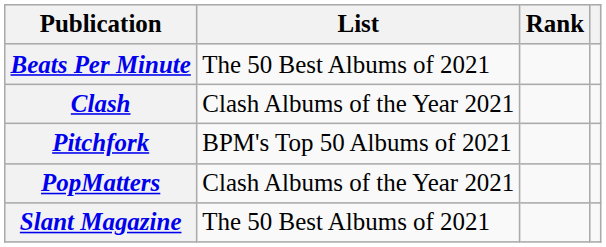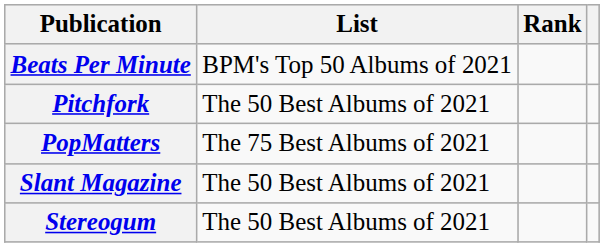(346, 63) The 50 Best Albums of 2021 -> (357, 63) BPM's Top 50 Albums of 2021
- row: (101, 103)
(357, 143) BPM's Top 50 Albums of 2021 -> (346, 103) The 50 Best Albums of 2021
(358, 182) Clash Albums of the Year 2021 -> (346, 143) The 75 Best Albums of 2021
+ row: (101, 222)
